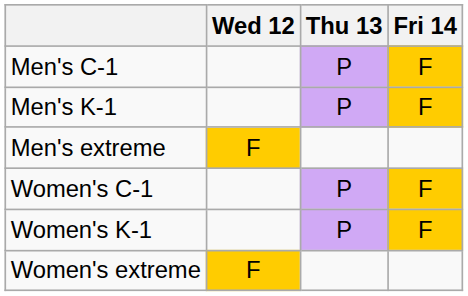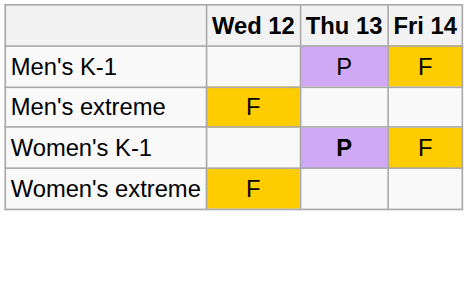- row: (64, 66)
- row: (82, 189)
(344, 229) normal -> (344, 148) bold
